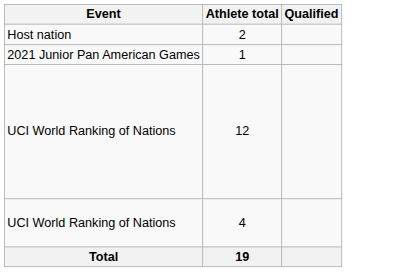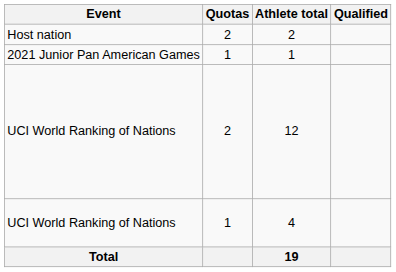+ column: (227, 14)
